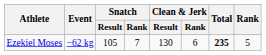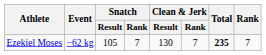(195, 43) 6 -> (195, 43) 7
(248, 43) 5 -> (248, 43) 7
